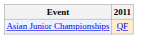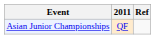+ column: (142, 12)
